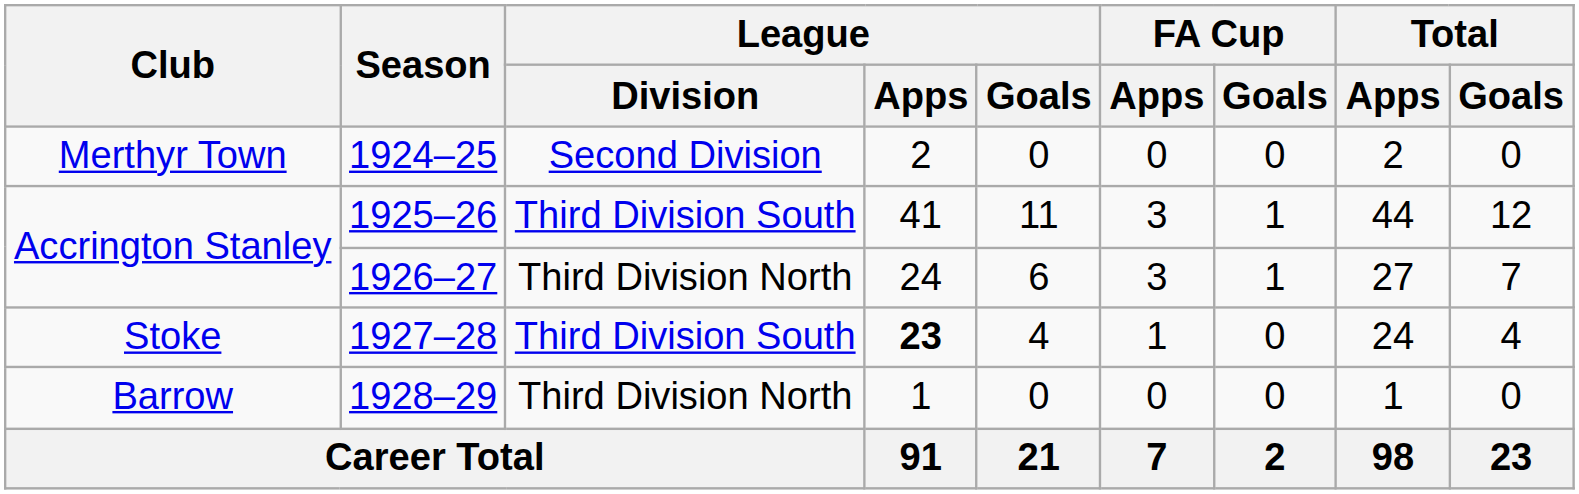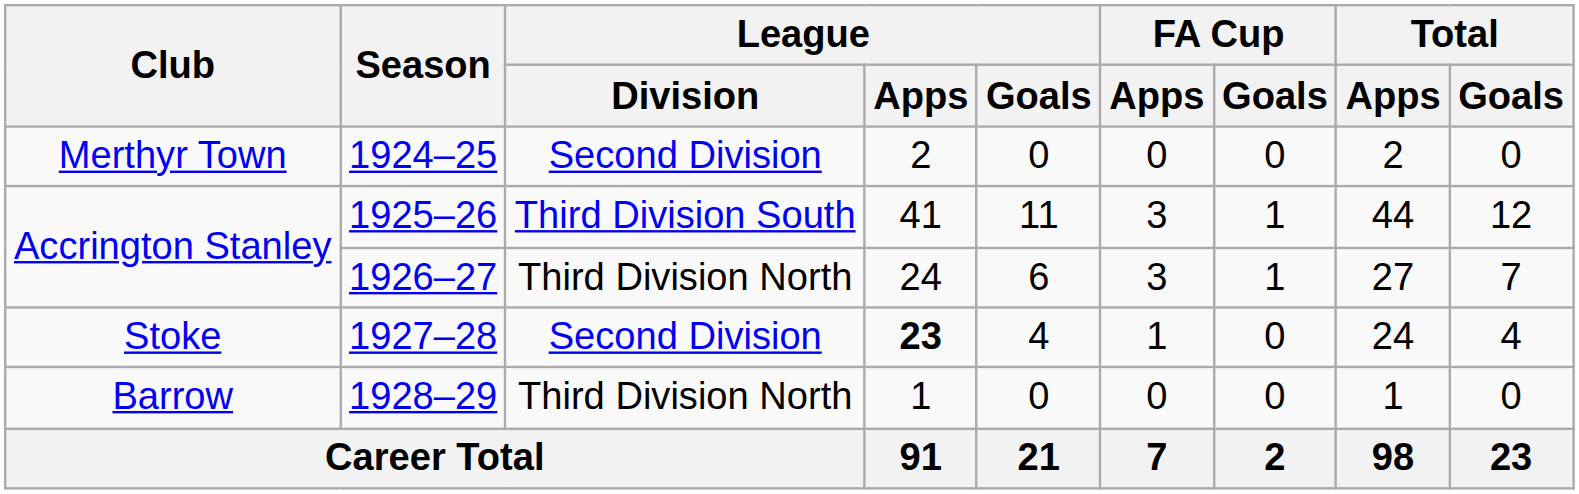(685, 336) Third Division South -> (685, 336) Second Division
